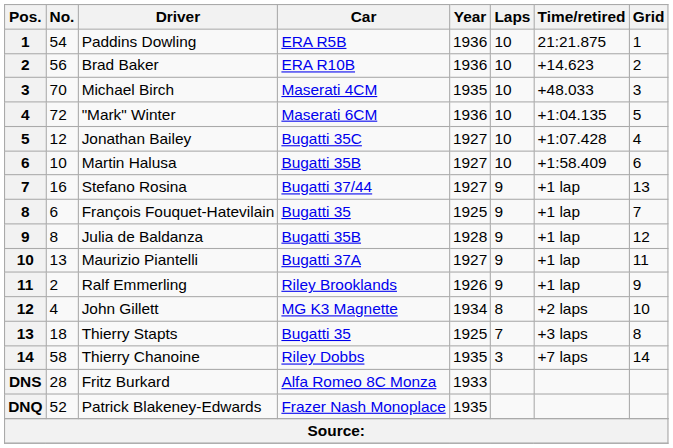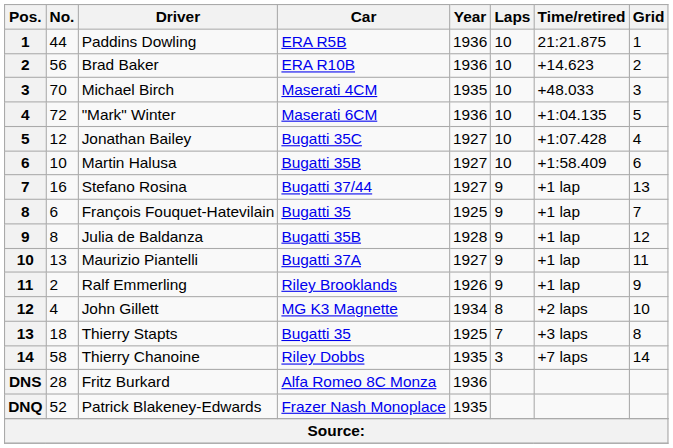(58, 41) 54 -> (58, 41) 44
(470, 382) 1933 -> (470, 382) 1936
